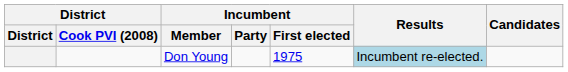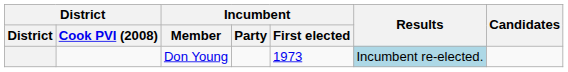(288, 56) 1975 -> (288, 56) 1973
